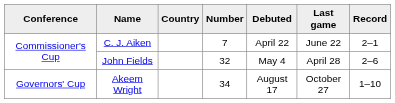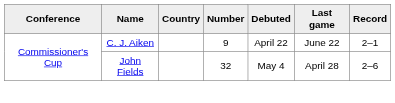(225, 42) 7 -> (226, 42) 9
- row: (127, 84)
